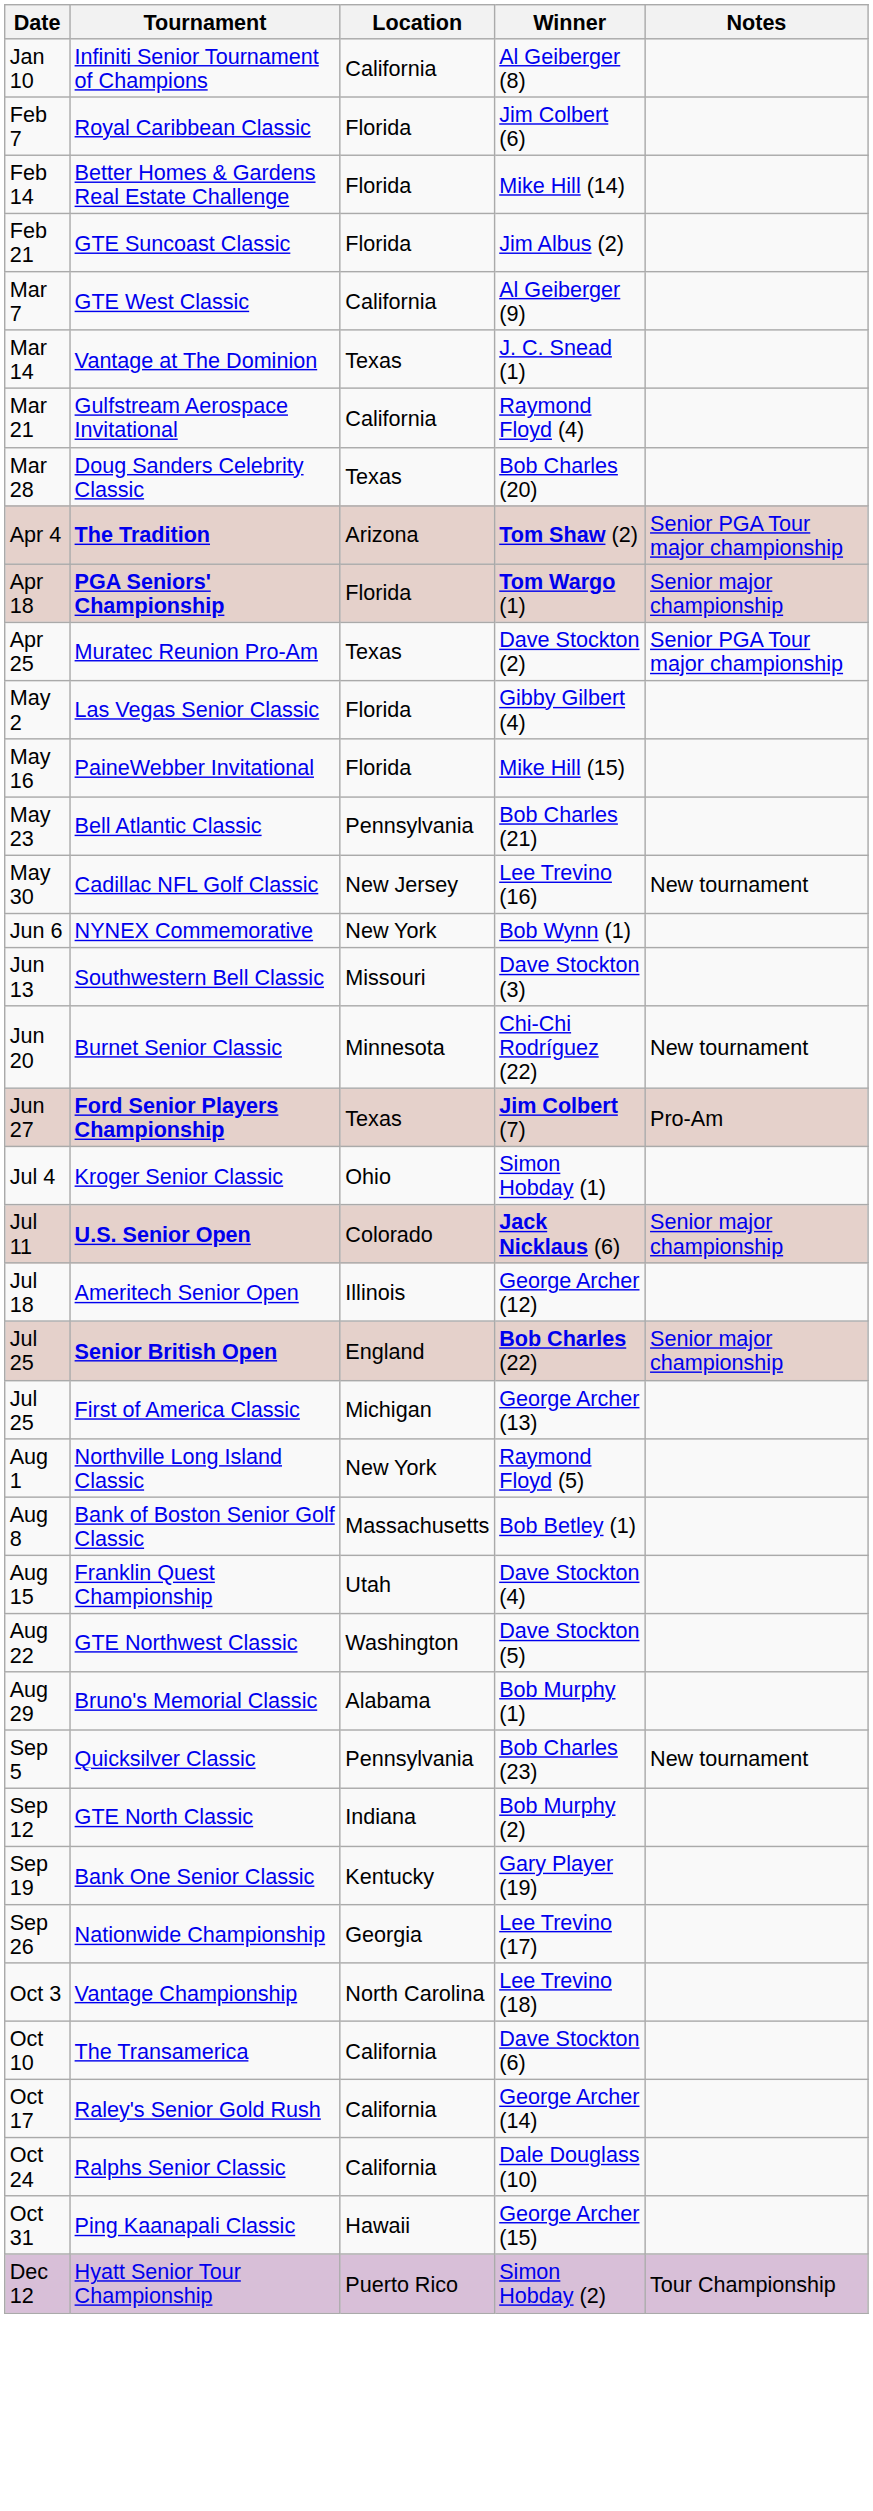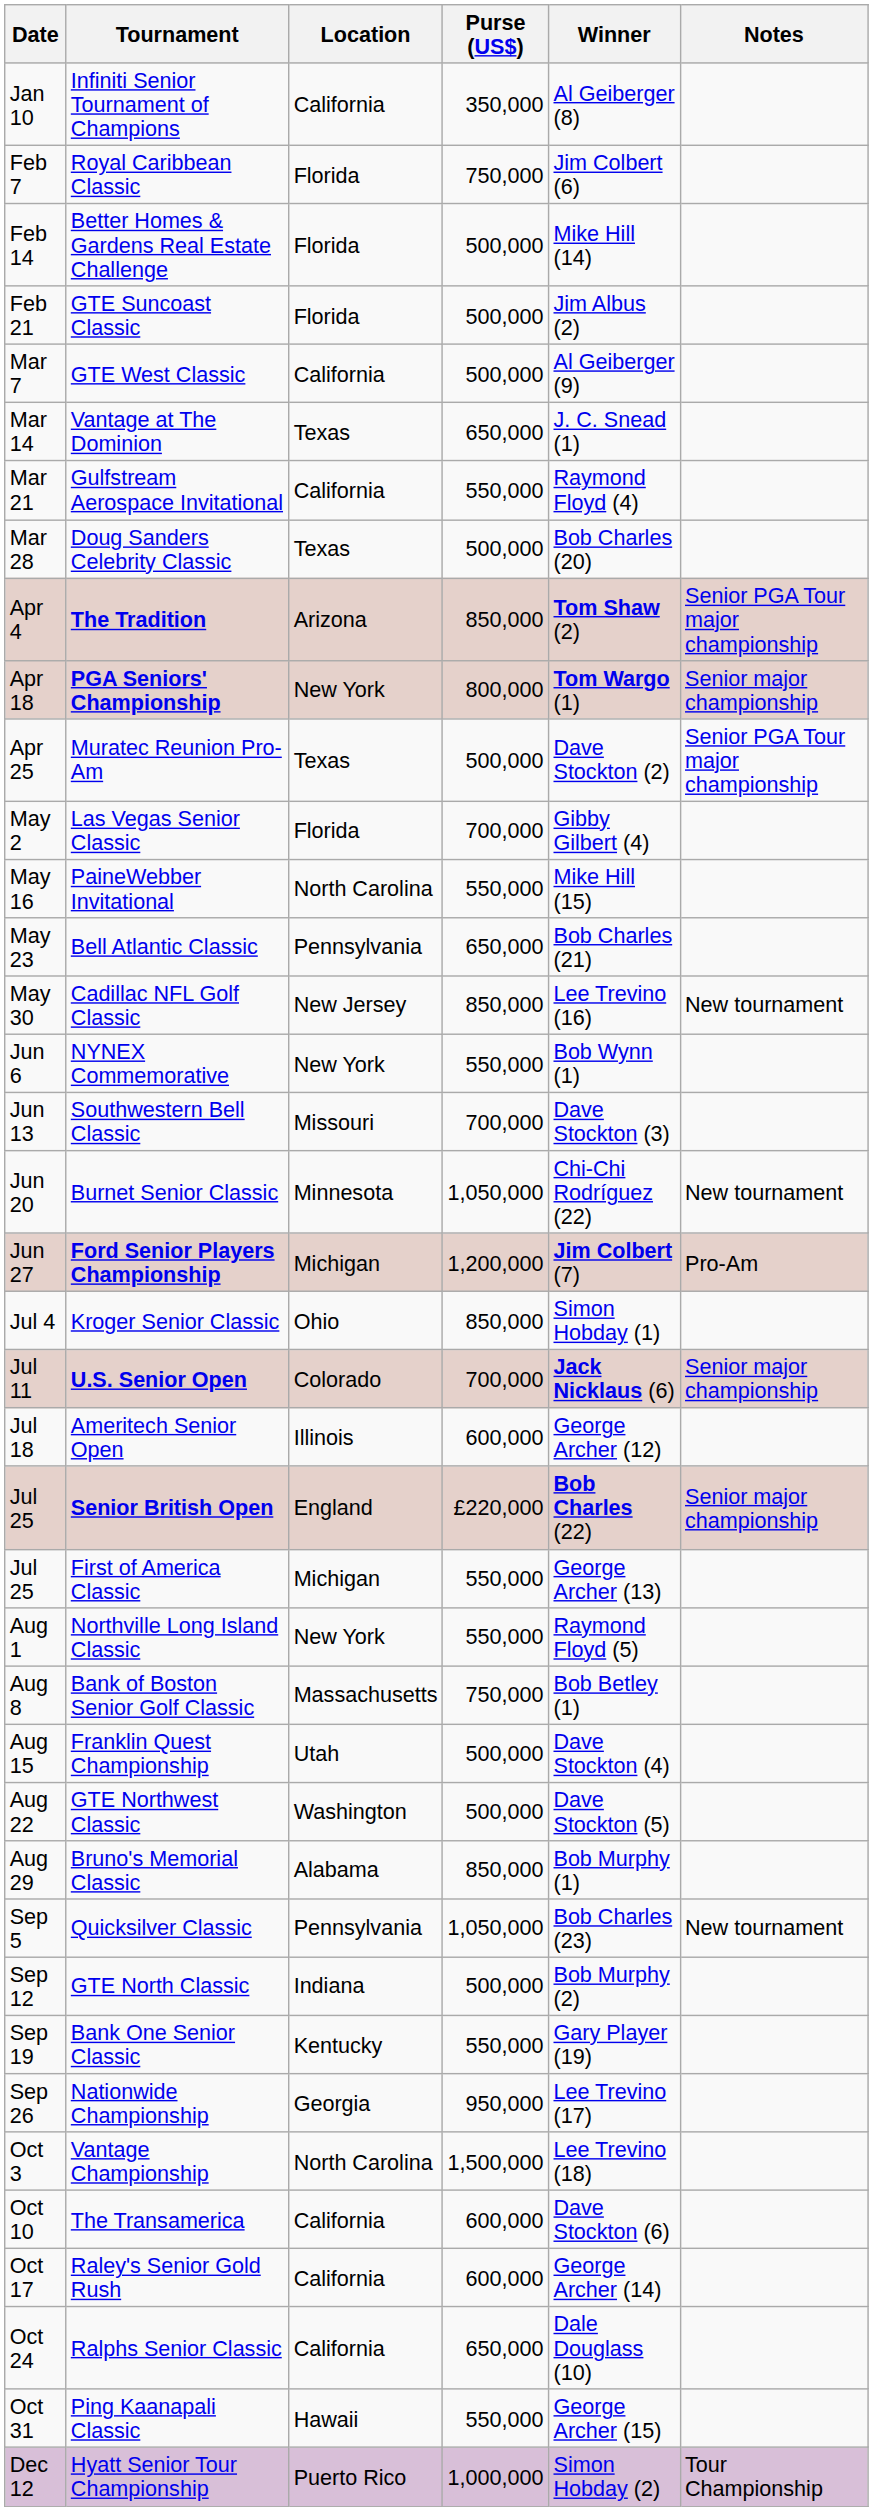+ column: (495, 34)
(378, 593) Florida -> (339, 690) New York
(378, 768) Florida -> (363, 889) North Carolina
(374, 1118) Texas -> (337, 1263) Michigan
